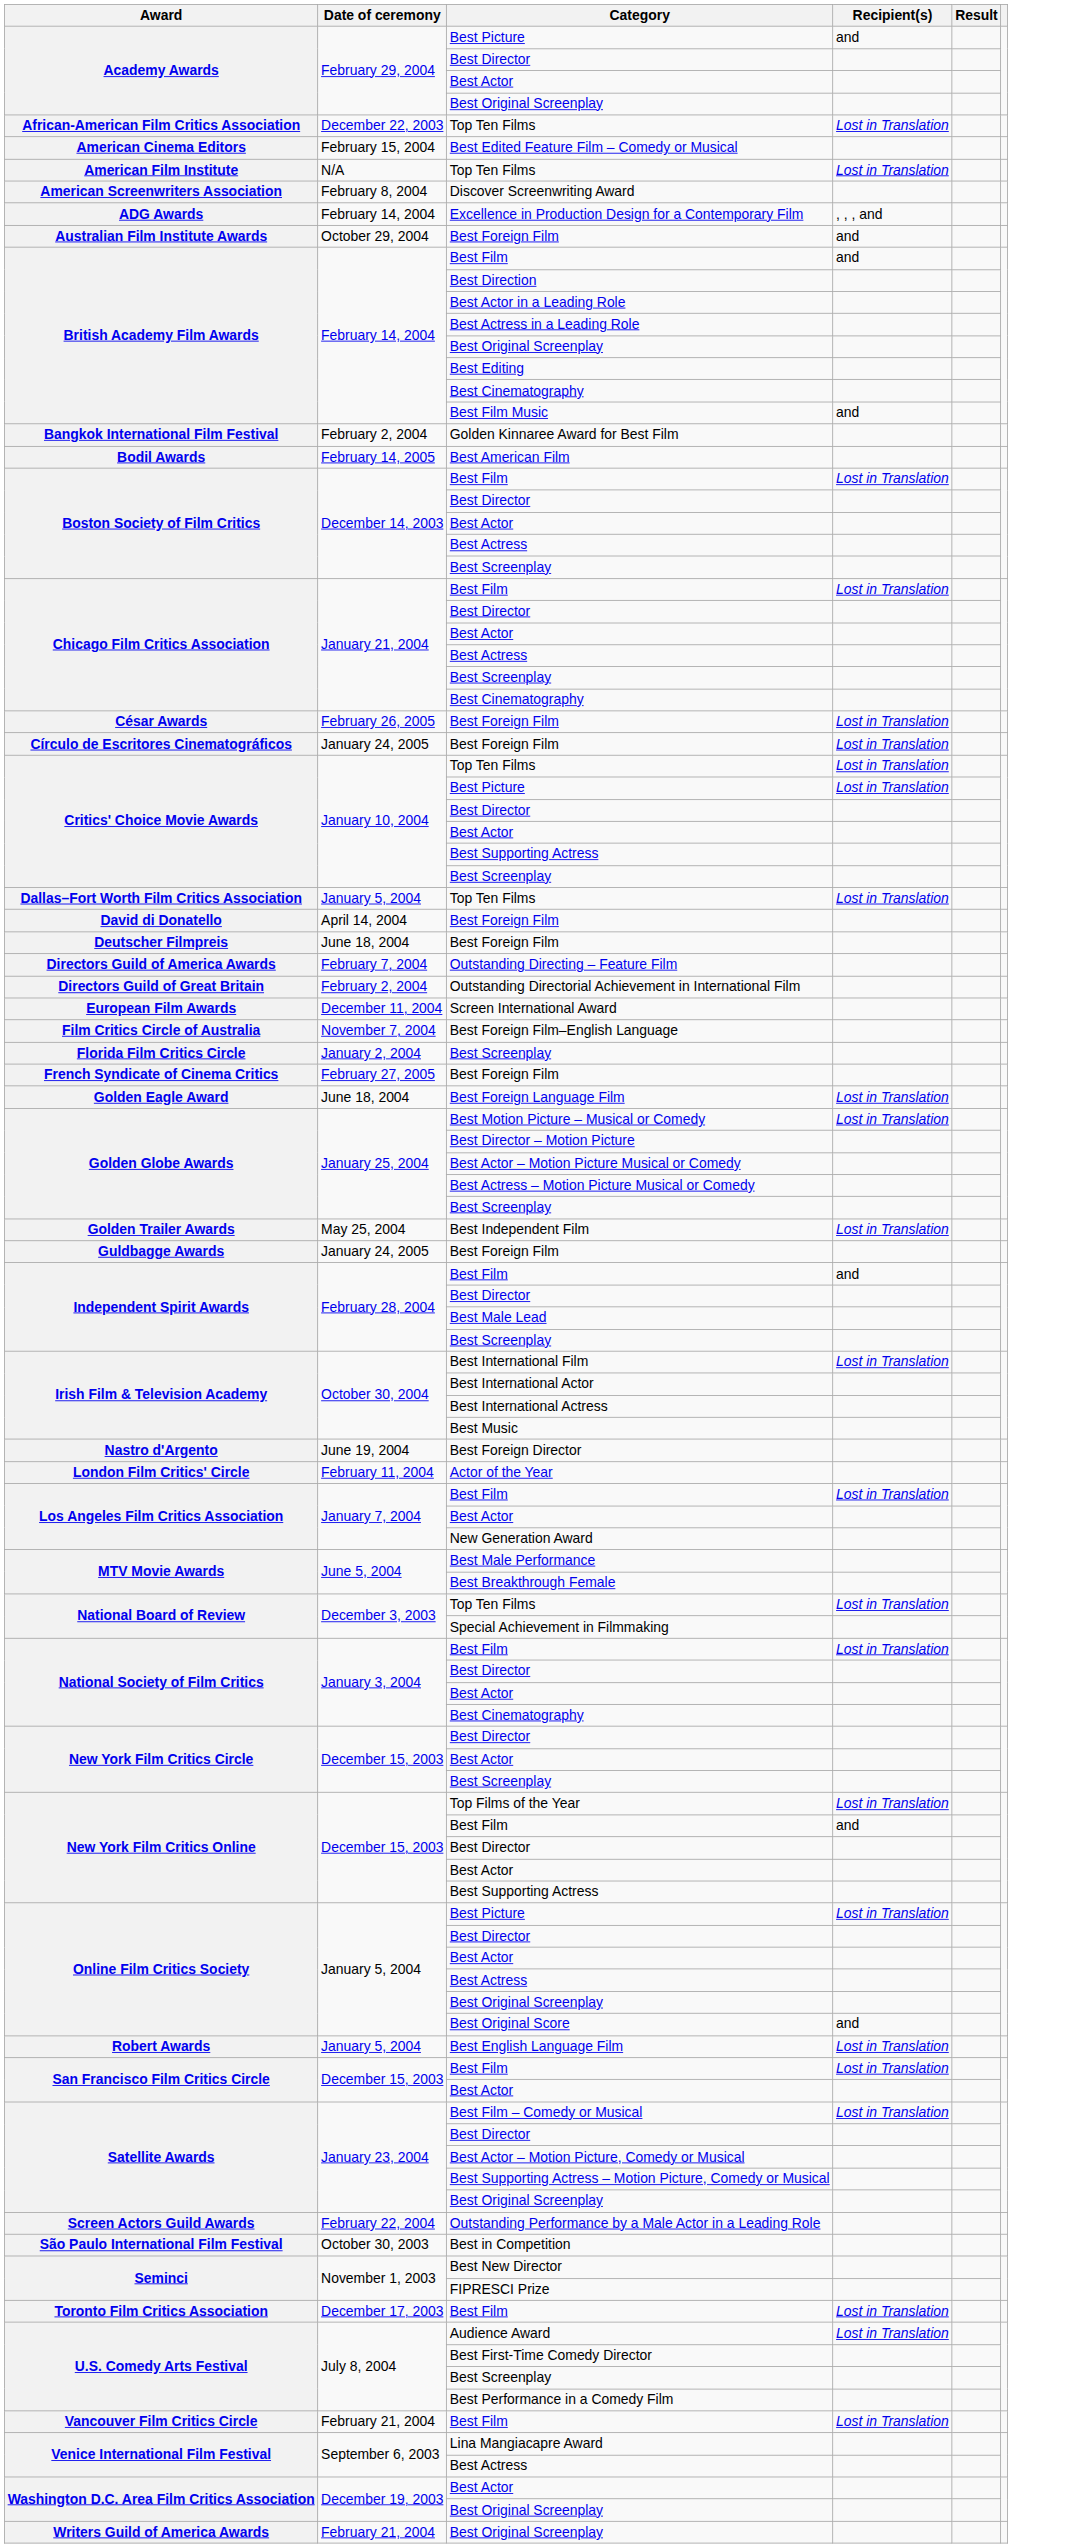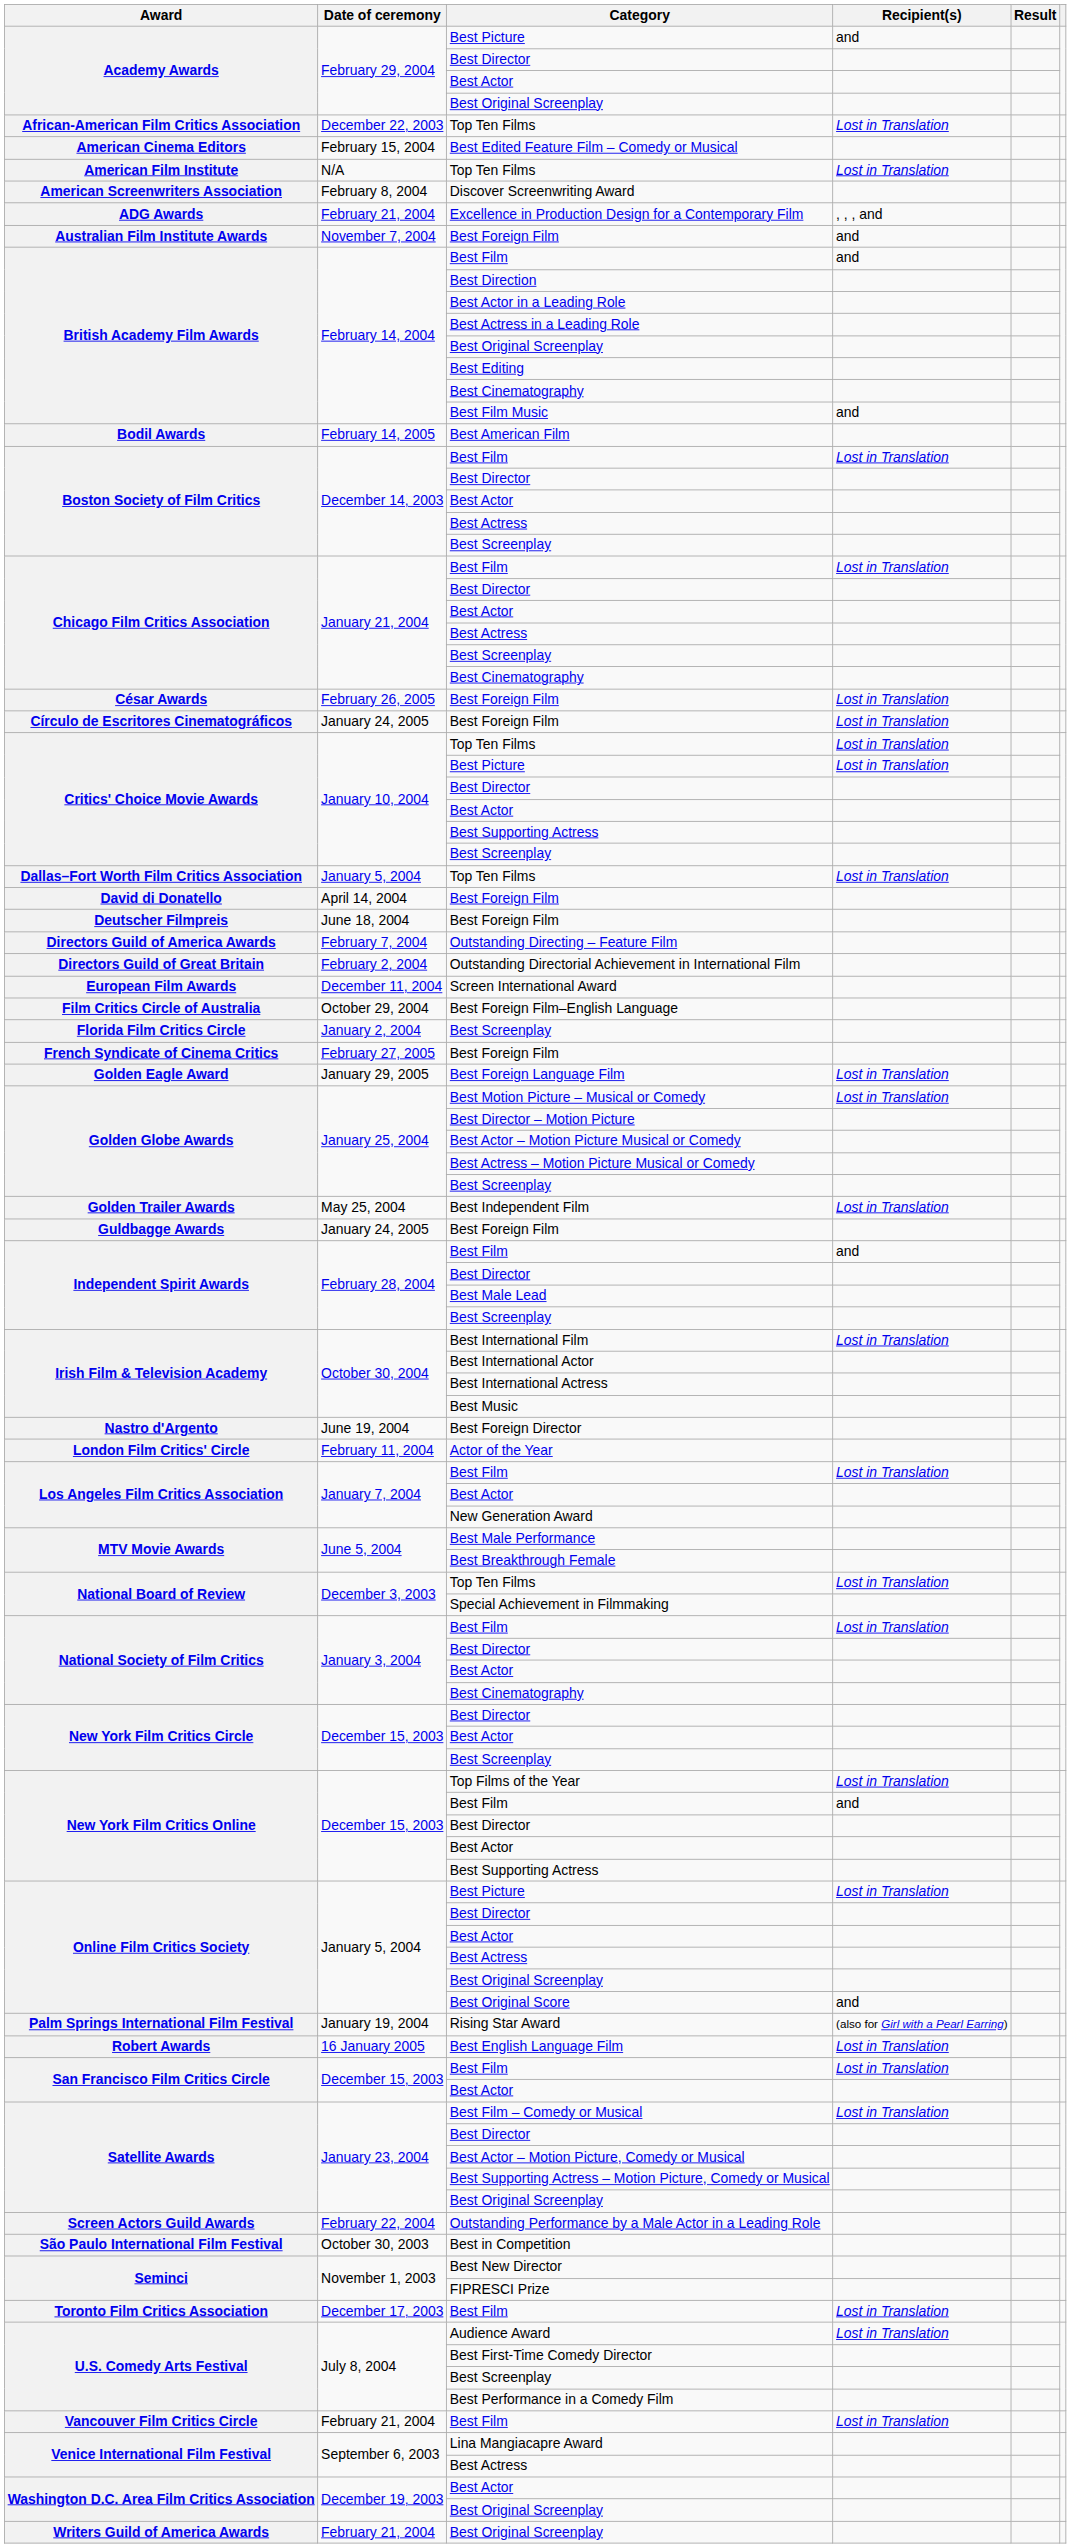(378, 214) February 14, 2004 -> (378, 214) February 21, 2004
(375, 236) October 29, 2004 -> (378, 236) November 7, 2004
- row: (161, 434)
(378, 1031) November 7, 2004 -> (375, 1008) October 29, 2004
(365, 1097) June 18, 2004 -> (375, 1075) January 29, 2005
+ row: (161, 2024)
(371, 2046) January 5, 2004 -> (373, 2046) 16 January 2005
